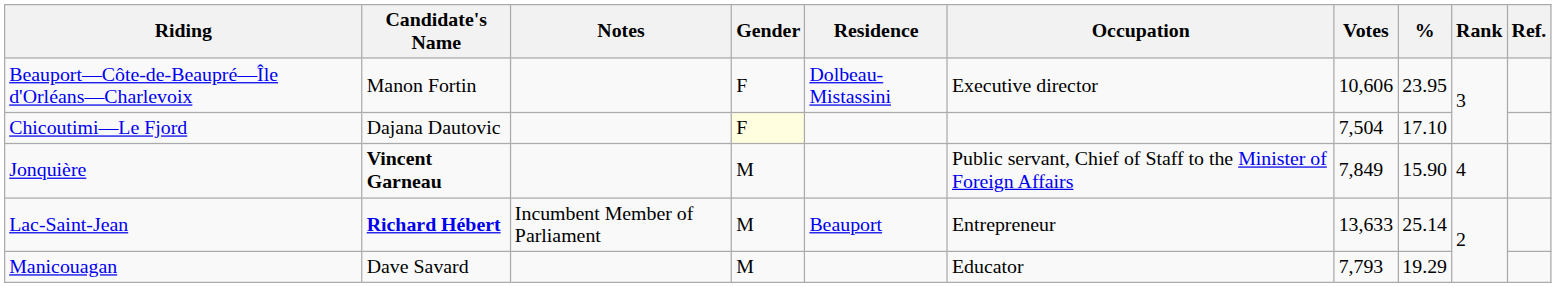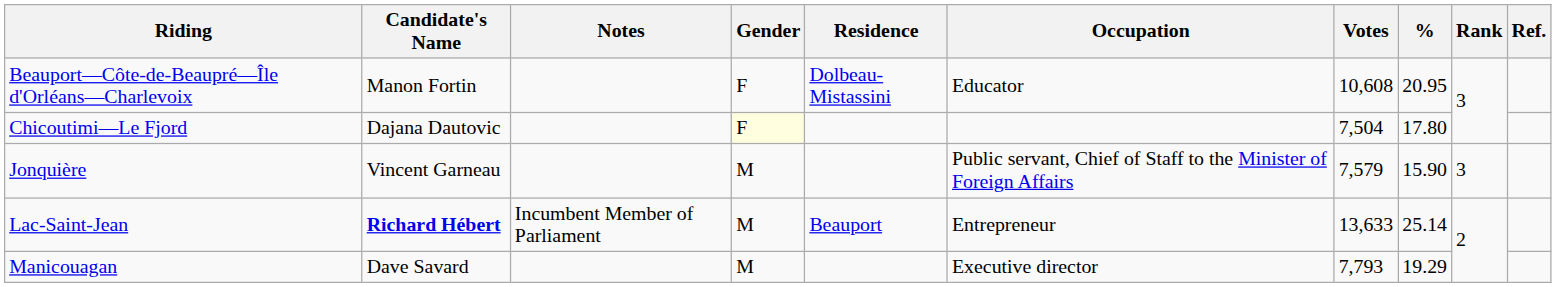(1025, 85) Executive director -> (988, 85) Educator
(1366, 85) 10,606 -> (1366, 85) 10,608
(1425, 85) 23.95 -> (1425, 85) 20.95
(1425, 127) 17.10 -> (1425, 127) 17.80
(404, 170) bold -> (434, 170) normal
(1361, 170) 7,849 -> (1361, 170) 7,579
(1461, 170) 4 -> (1461, 170) 3
(988, 266) Educator -> (1025, 266) Executive director
